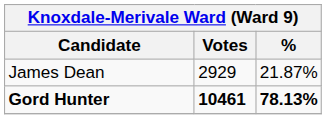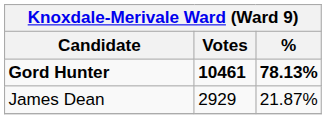rows swapped: (59, 99) <-> (57, 72)
